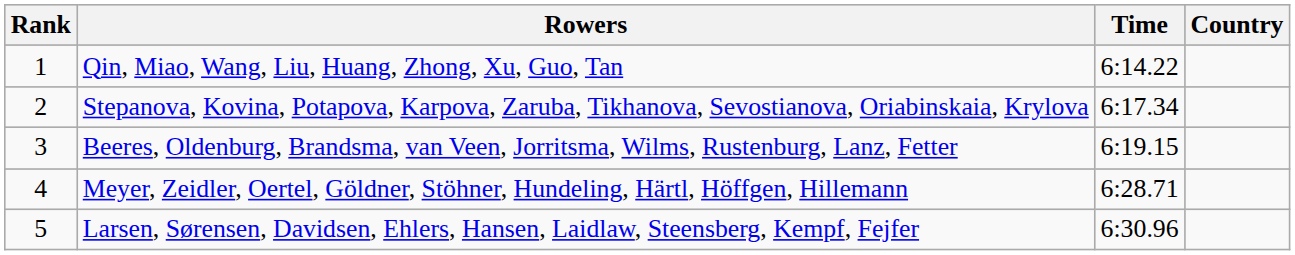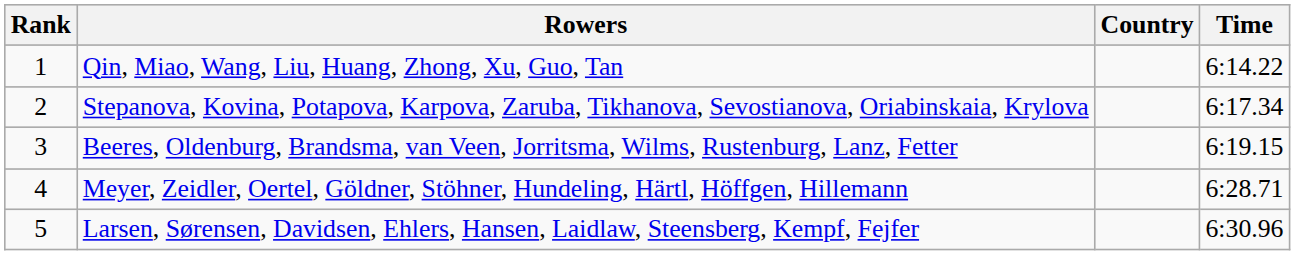columns swapped: (1237, 24) <-> (1140, 24)
